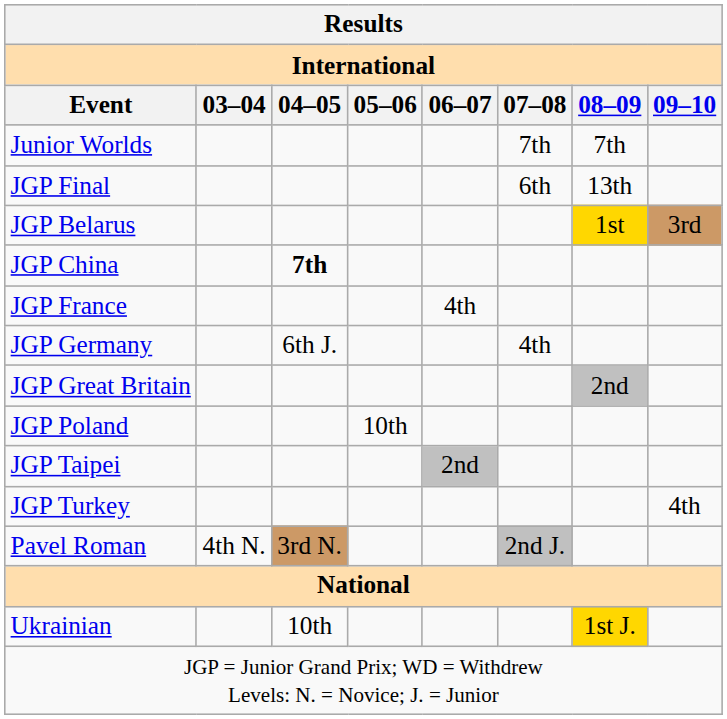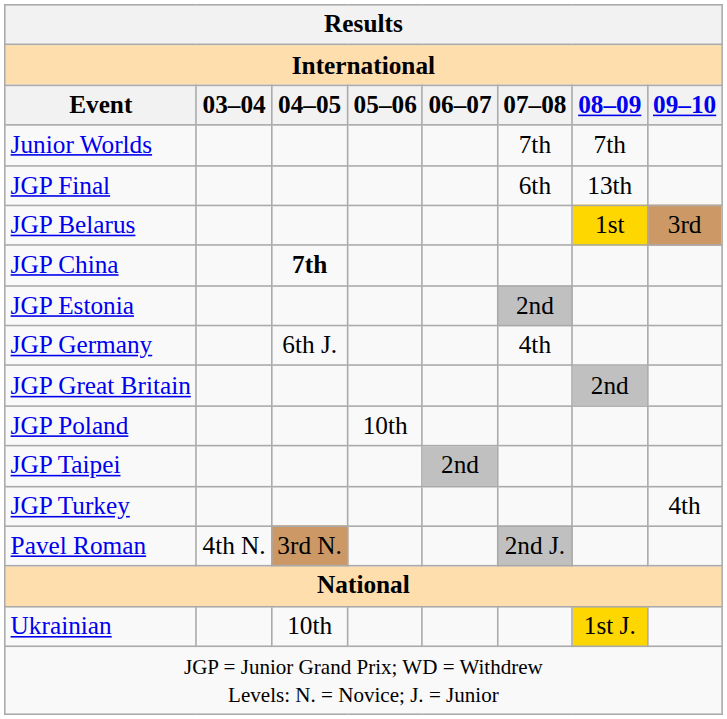+ row: (72, 305)
- row: (69, 305)
